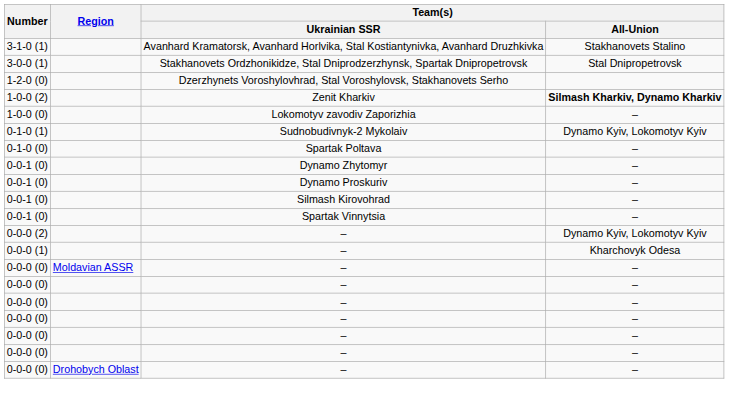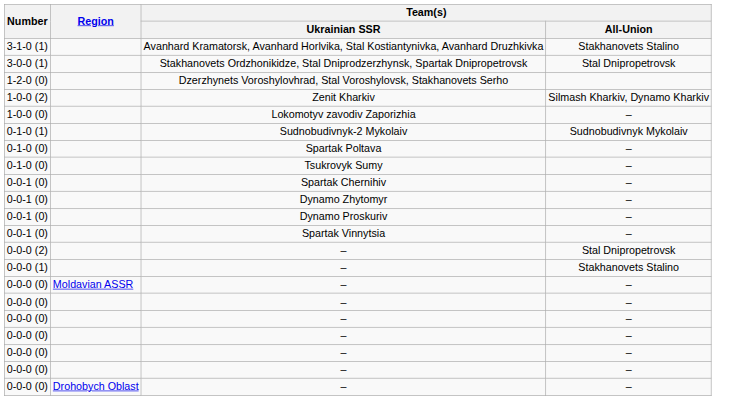(635, 98) bold -> (629, 98) normal
(635, 132) Dynamo Kyiv, Lokomotyv Kyiv -> (629, 132) Sudnobudivnyk Mykolaiv
+ row: (27, 166)
+ row: (27, 183)
- row: (27, 200)
(635, 234) Dynamo Kyiv, Lokomotyv Kyiv -> (629, 251) Stal Dnipropetrovsk
(635, 251) Kharchovyk Odesa -> (629, 268) Stakhanovets Stalino
